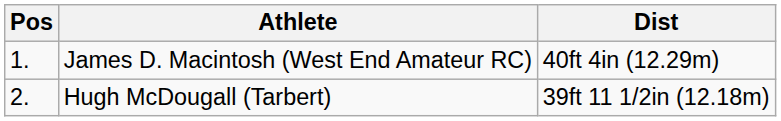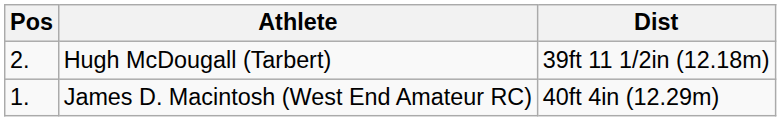rows swapped: (298, 60) <-> (197, 97)
